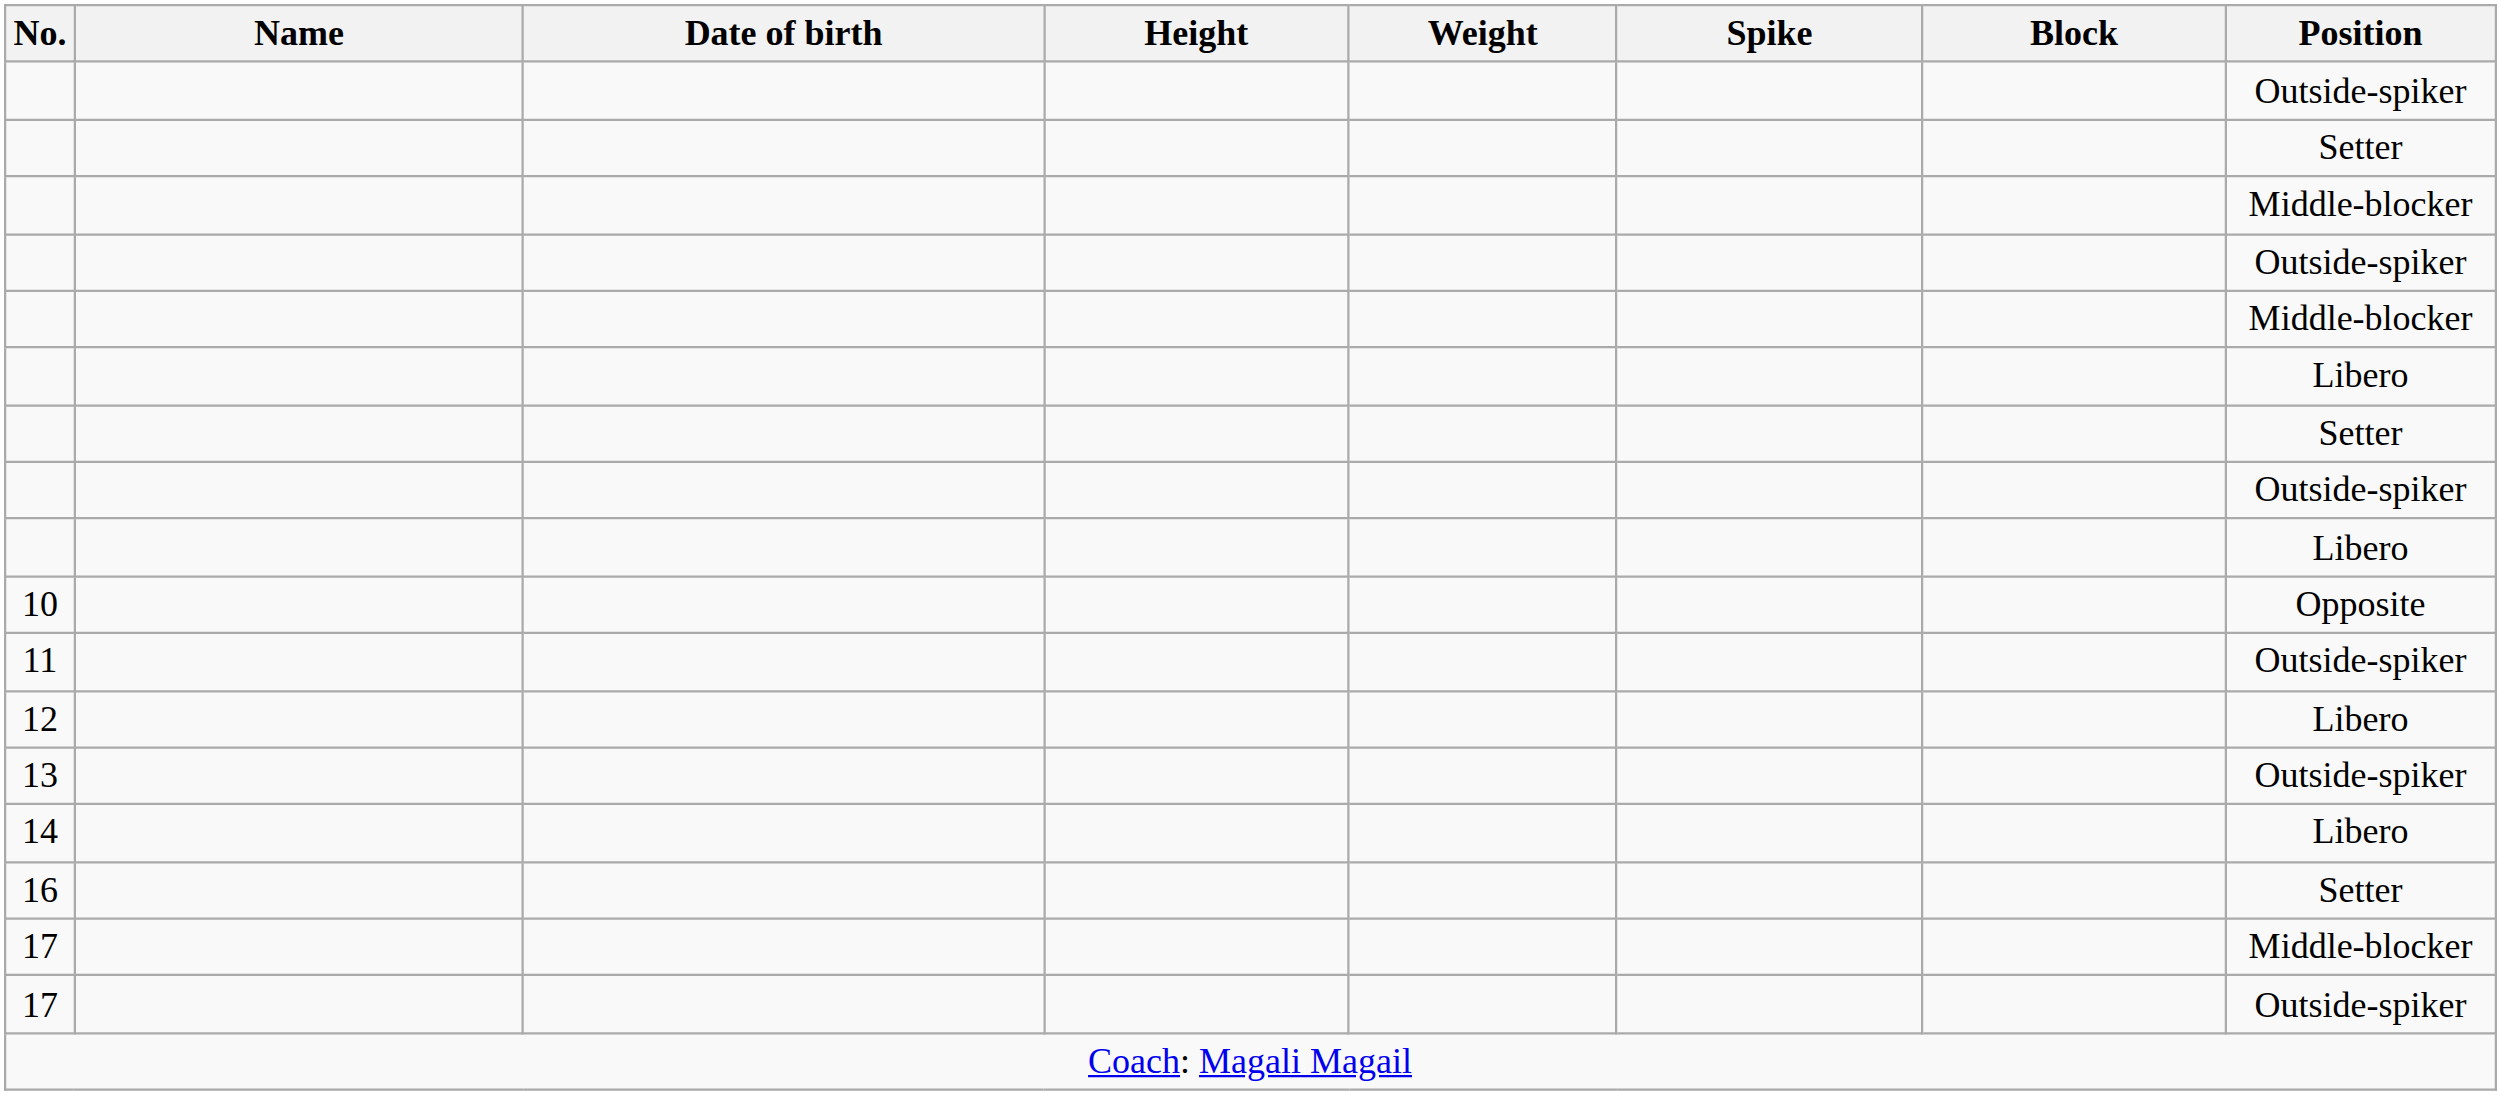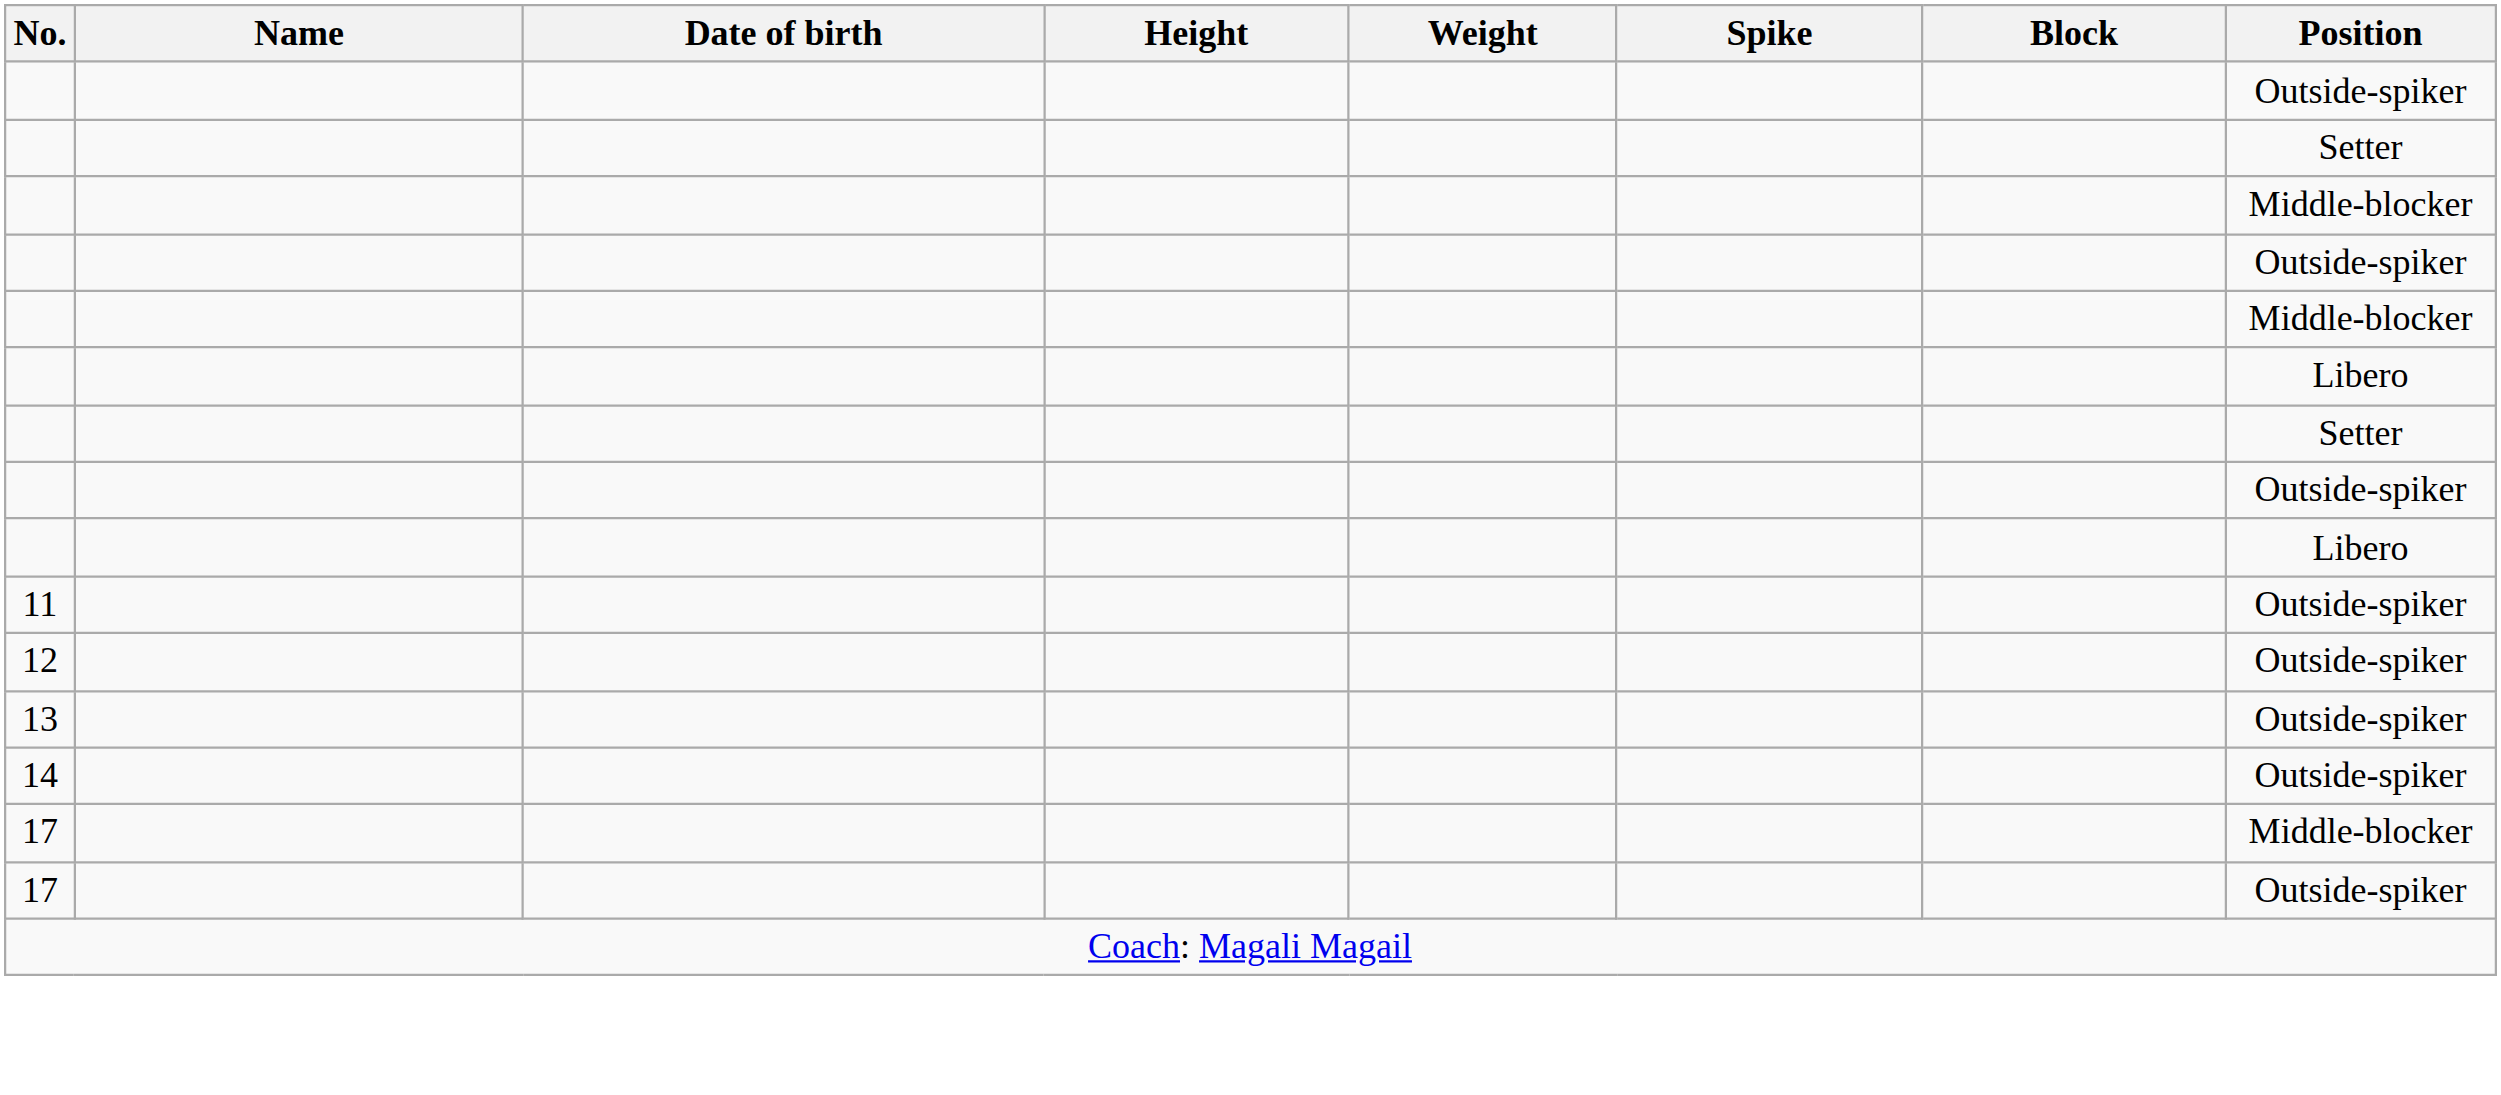- row: (40, 603)
(2361, 718) Libero -> (2361, 661) Outside-spiker
(2361, 832) Libero -> (2361, 775) Outside-spiker
- row: (40, 889)
